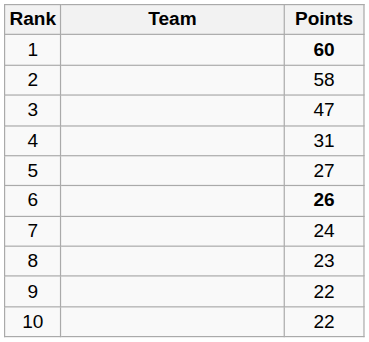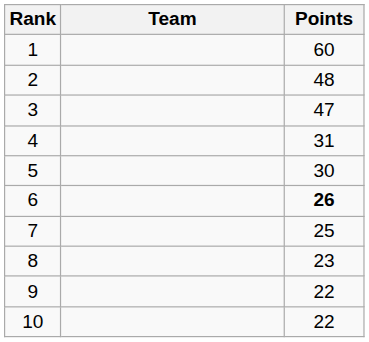(324, 49) bold -> (324, 49) normal
(324, 79) 58 -> (324, 79) 48
(324, 170) 27 -> (324, 170) 30
(324, 230) 24 -> (324, 230) 25
